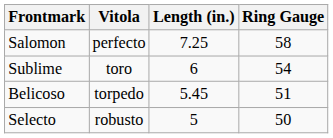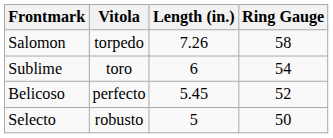(119, 42) perfecto -> (119, 42) torpedo
(194, 42) 7.25 -> (194, 42) 7.26
(119, 94) torpedo -> (119, 94) perfecto
(283, 94) 51 -> (283, 94) 52
